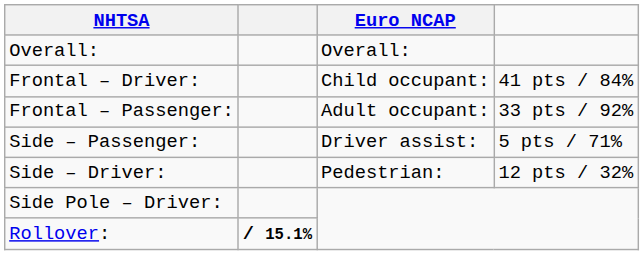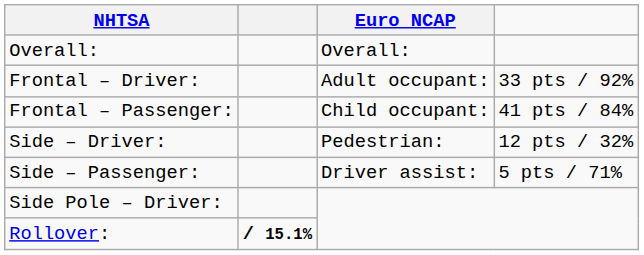(405, 81) Child occupant: -> (405, 81) Adult occupant:
(566, 81) 41 pts / 84% -> (566, 81) 33 pts / 92%
(405, 112) Adult occupant: -> (405, 112) Child occupant:
(566, 112) 33 pts / 92% -> (566, 112) 41 pts / 84%
rows swapped: (88, 173) <-> (105, 142)
